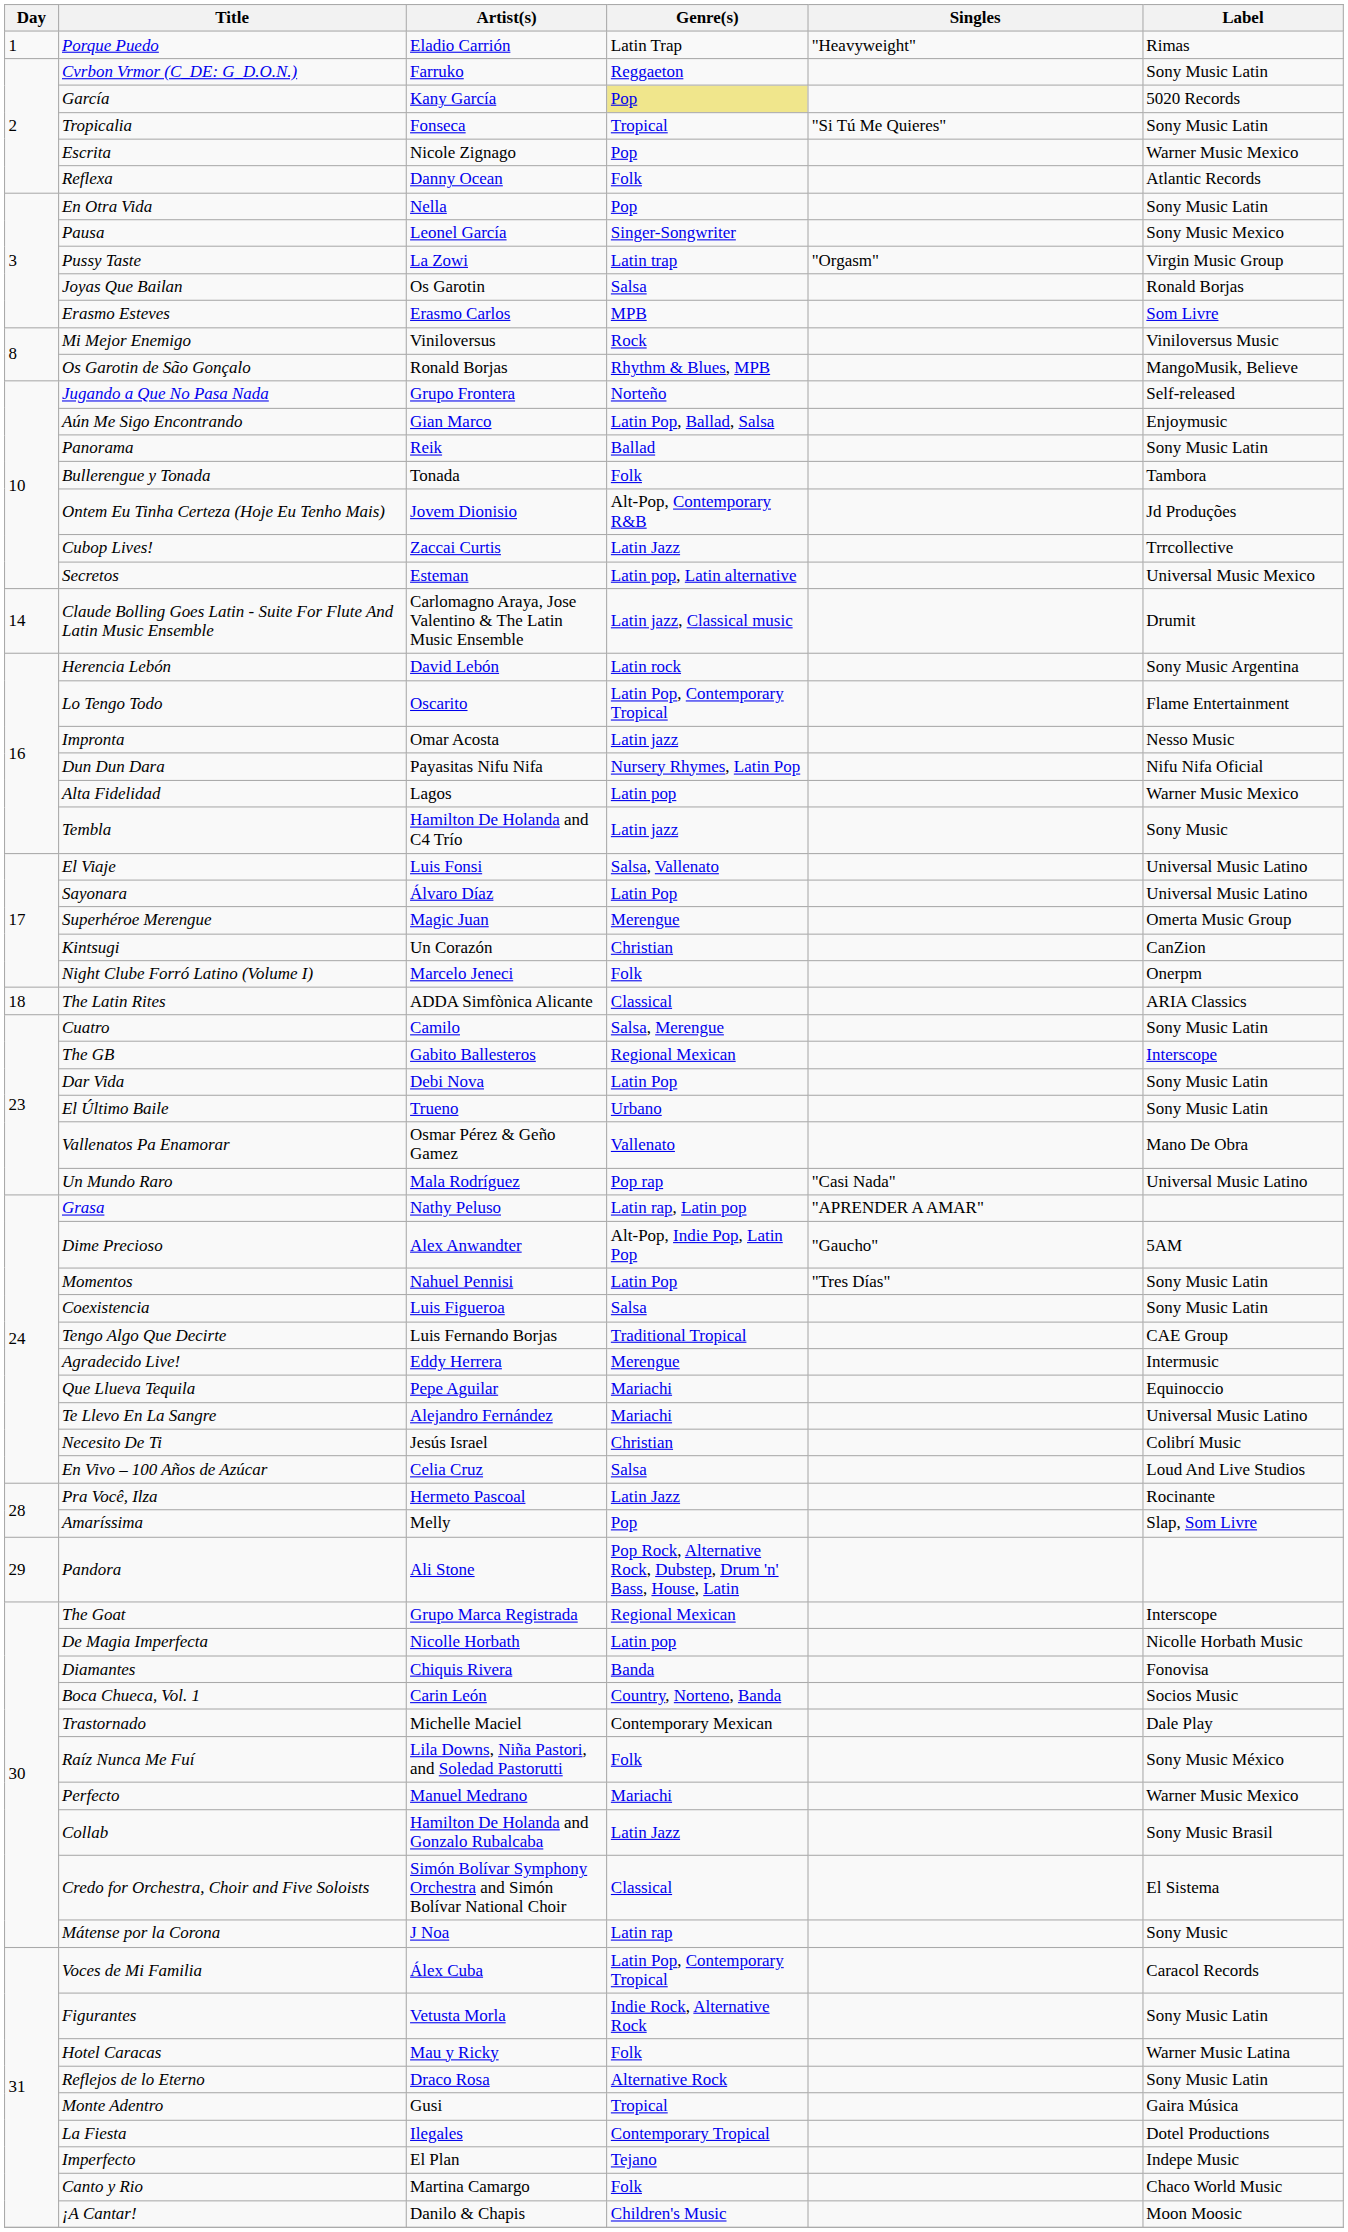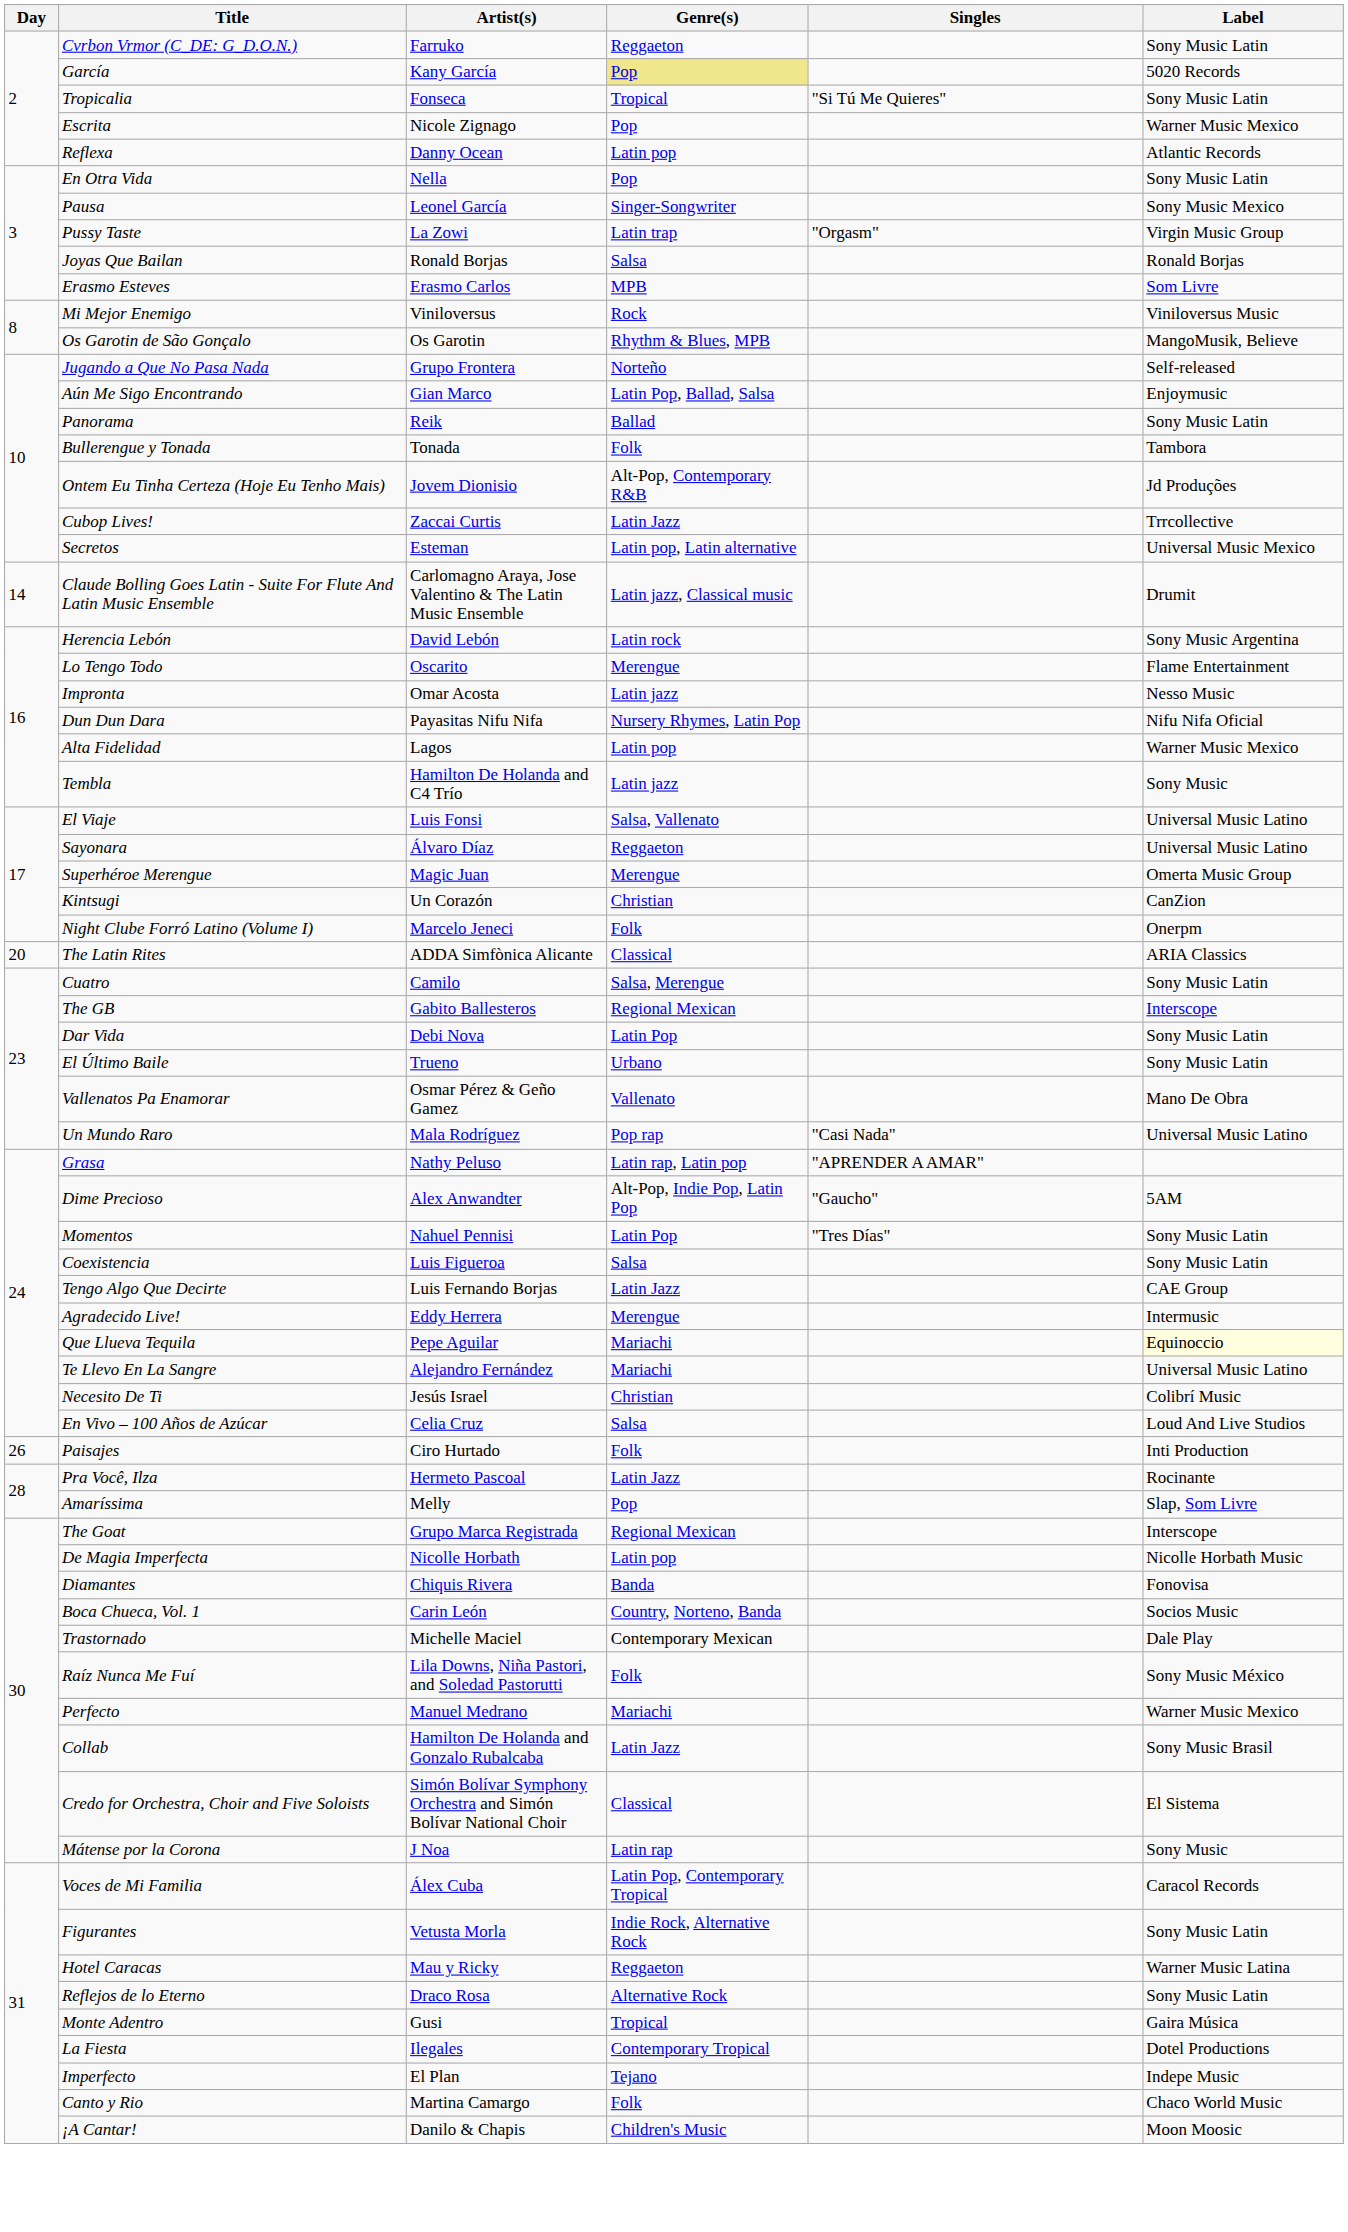- row: (110, 44)
(626, 179) Folk -> (644, 152) Latin pop
(448, 286) Os Garotin -> (459, 260) Ronald Borjas
(459, 367) Ronald Borjas -> (448, 340) Os Garotin
(697, 703) Latin Pop, Contemporary Tropical -> (645, 666) Merengue
(644, 893) Latin Pop -> (647, 847) Reggaeton
(17, 1000) 18 -> (17, 954) 20
(679, 1334) Traditional Tropical -> (645, 1289) Latin Jazz
(1185, 1388) no background -> (1185, 1342) lightyellow background
+ row: (91, 1450)
- row: (92, 1569)
(626, 2052) Folk -> (647, 1968) Reggaeton
